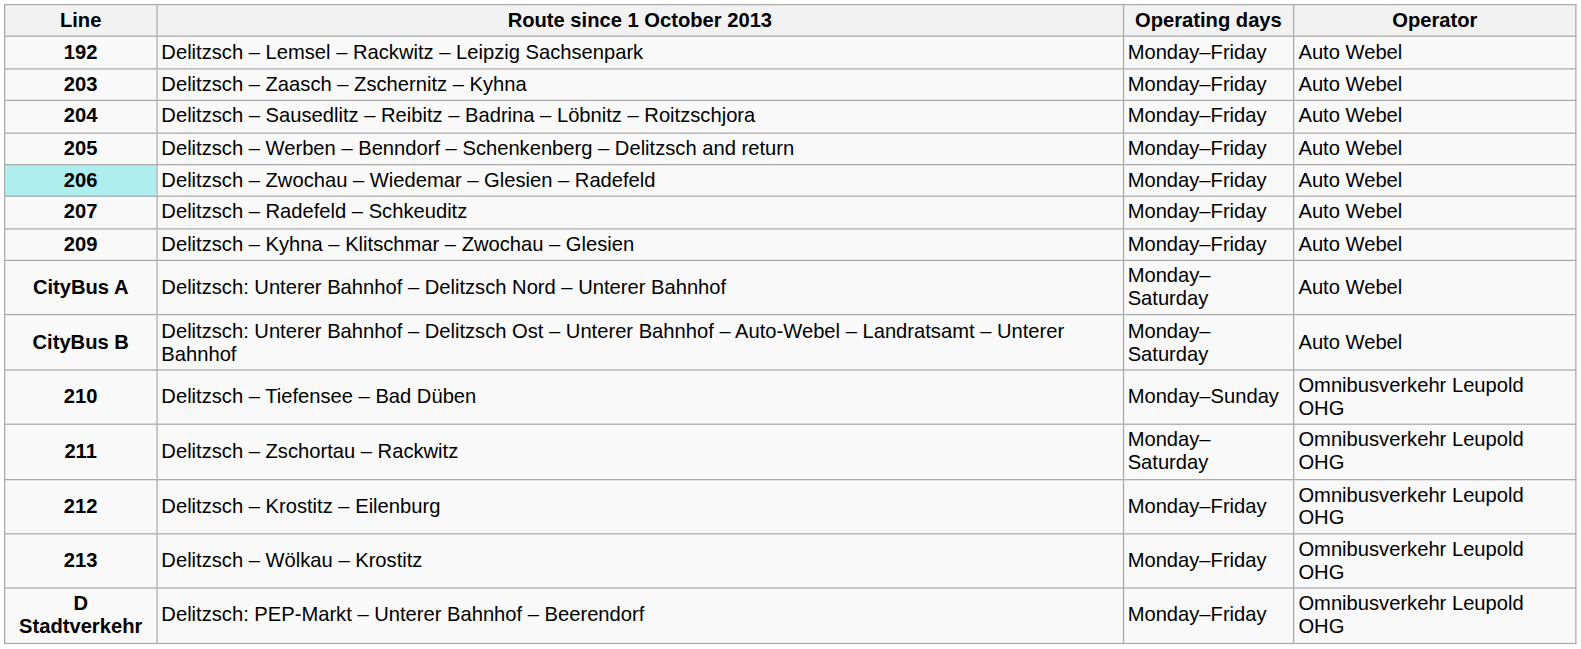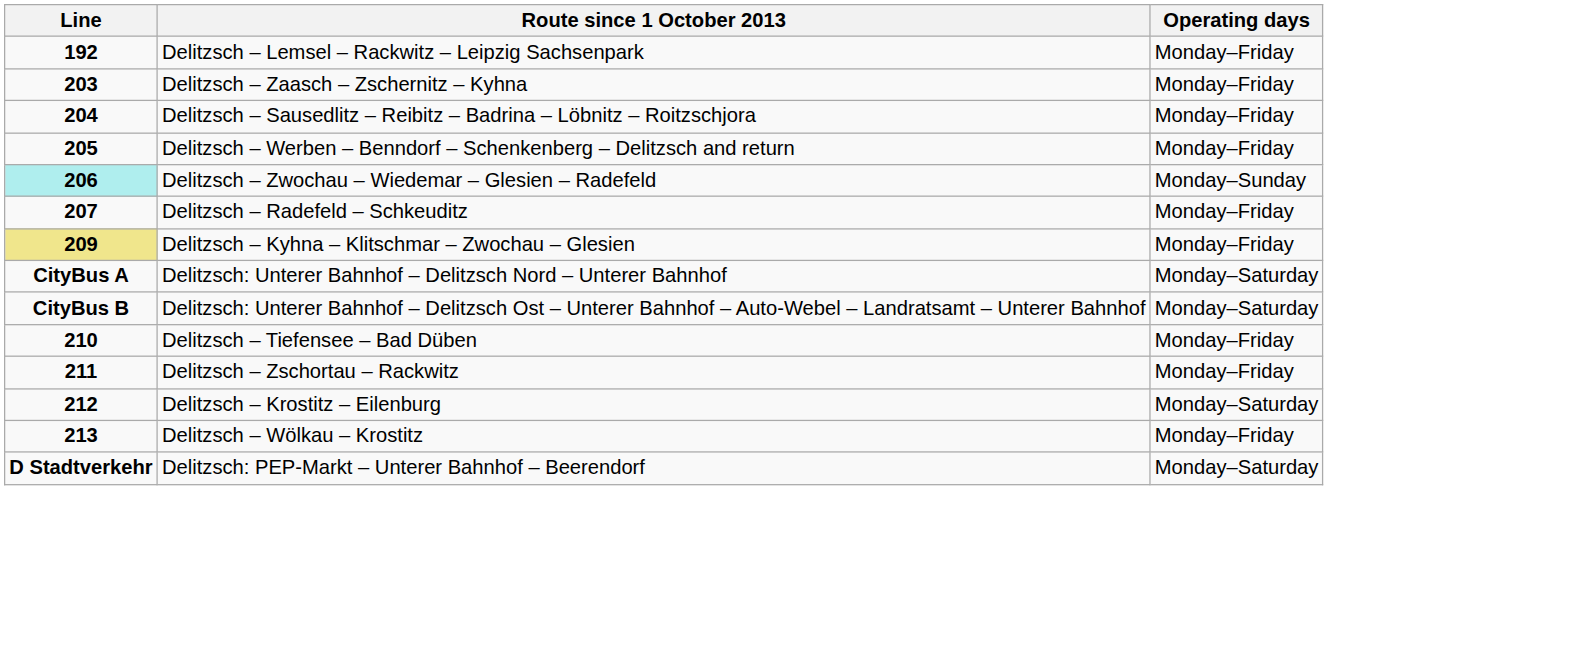- column: (1435, 20)
(1197, 180) Monday–Friday -> (1230, 180) Monday–Sunday
(81, 244) no background -> (81, 244) khaki background
(1203, 396) Monday–Sunday -> (1224, 340) Monday–Friday
(1169, 451) Monday–Saturday -> (1224, 372) Monday–Friday
(1197, 506) Monday–Friday -> (1237, 404) Monday–Saturday
(1197, 615) Monday–Friday -> (1237, 468) Monday–Saturday
